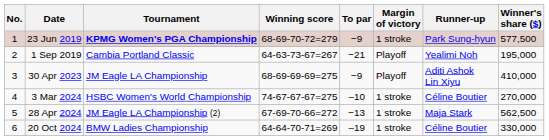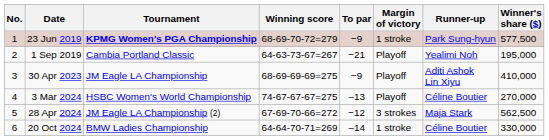(357, 97) –10 -> (357, 97) –13
(394, 97) 1 stroke -> (391, 97) Playoff
(357, 113) −13 -> (357, 113) −12
(394, 113) 1 stroke -> (396, 113) 3 strokes
(357, 128) –19 -> (357, 128) –14
